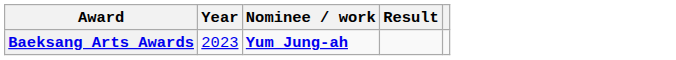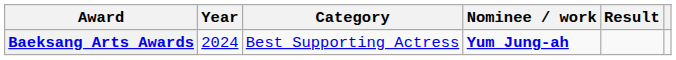+ column: (353, 17)
(220, 42) 2023 -> (220, 42) 2024
